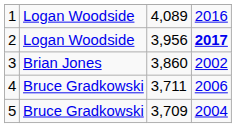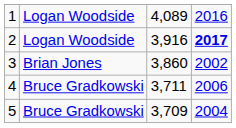(169, 39) 3,956 -> (169, 39) 3,916
